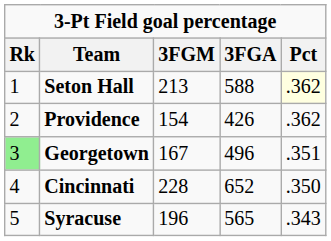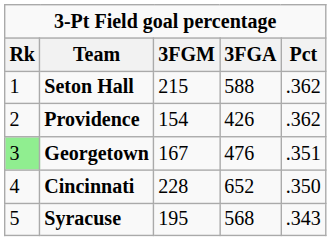(173, 87) 213 -> (173, 87) 215
(303, 87) lightyellow background -> (303, 87) no background
(239, 153) 496 -> (239, 153) 476
(173, 219) 196 -> (173, 219) 195
(239, 219) 565 -> (239, 219) 568
